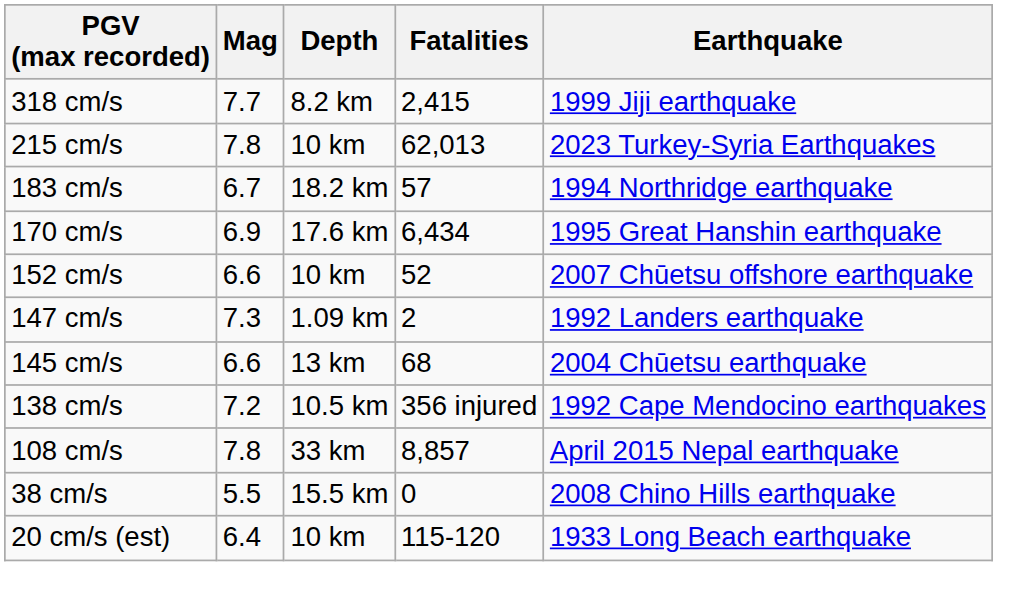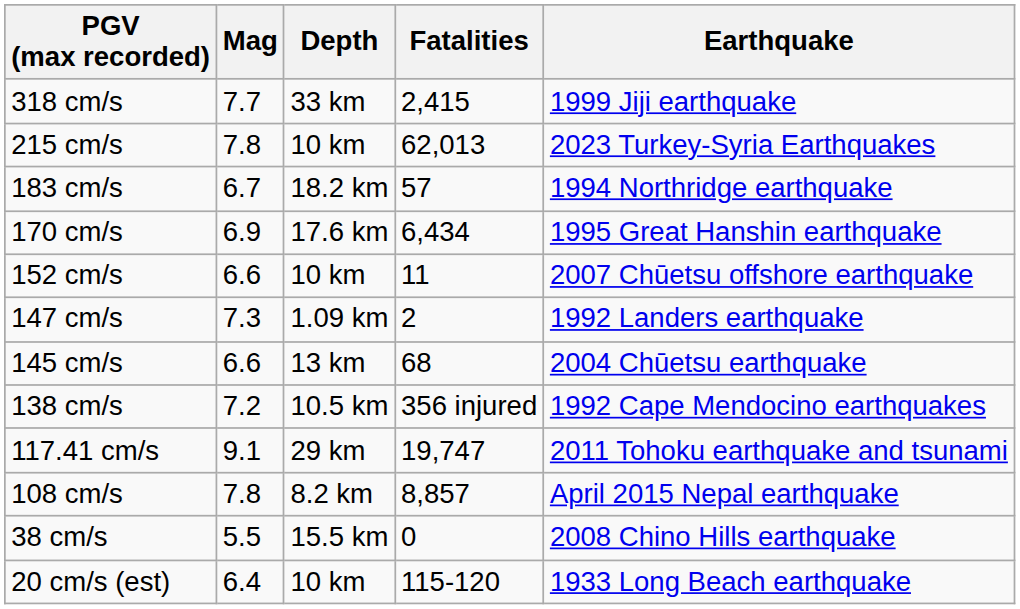(332, 100) 8.2 km -> (328, 100) 33 km
(416, 275) 52 -> (415, 275) 11
+ row: (85, 450)
(328, 450) 33 km -> (332, 493) 8.2 km
